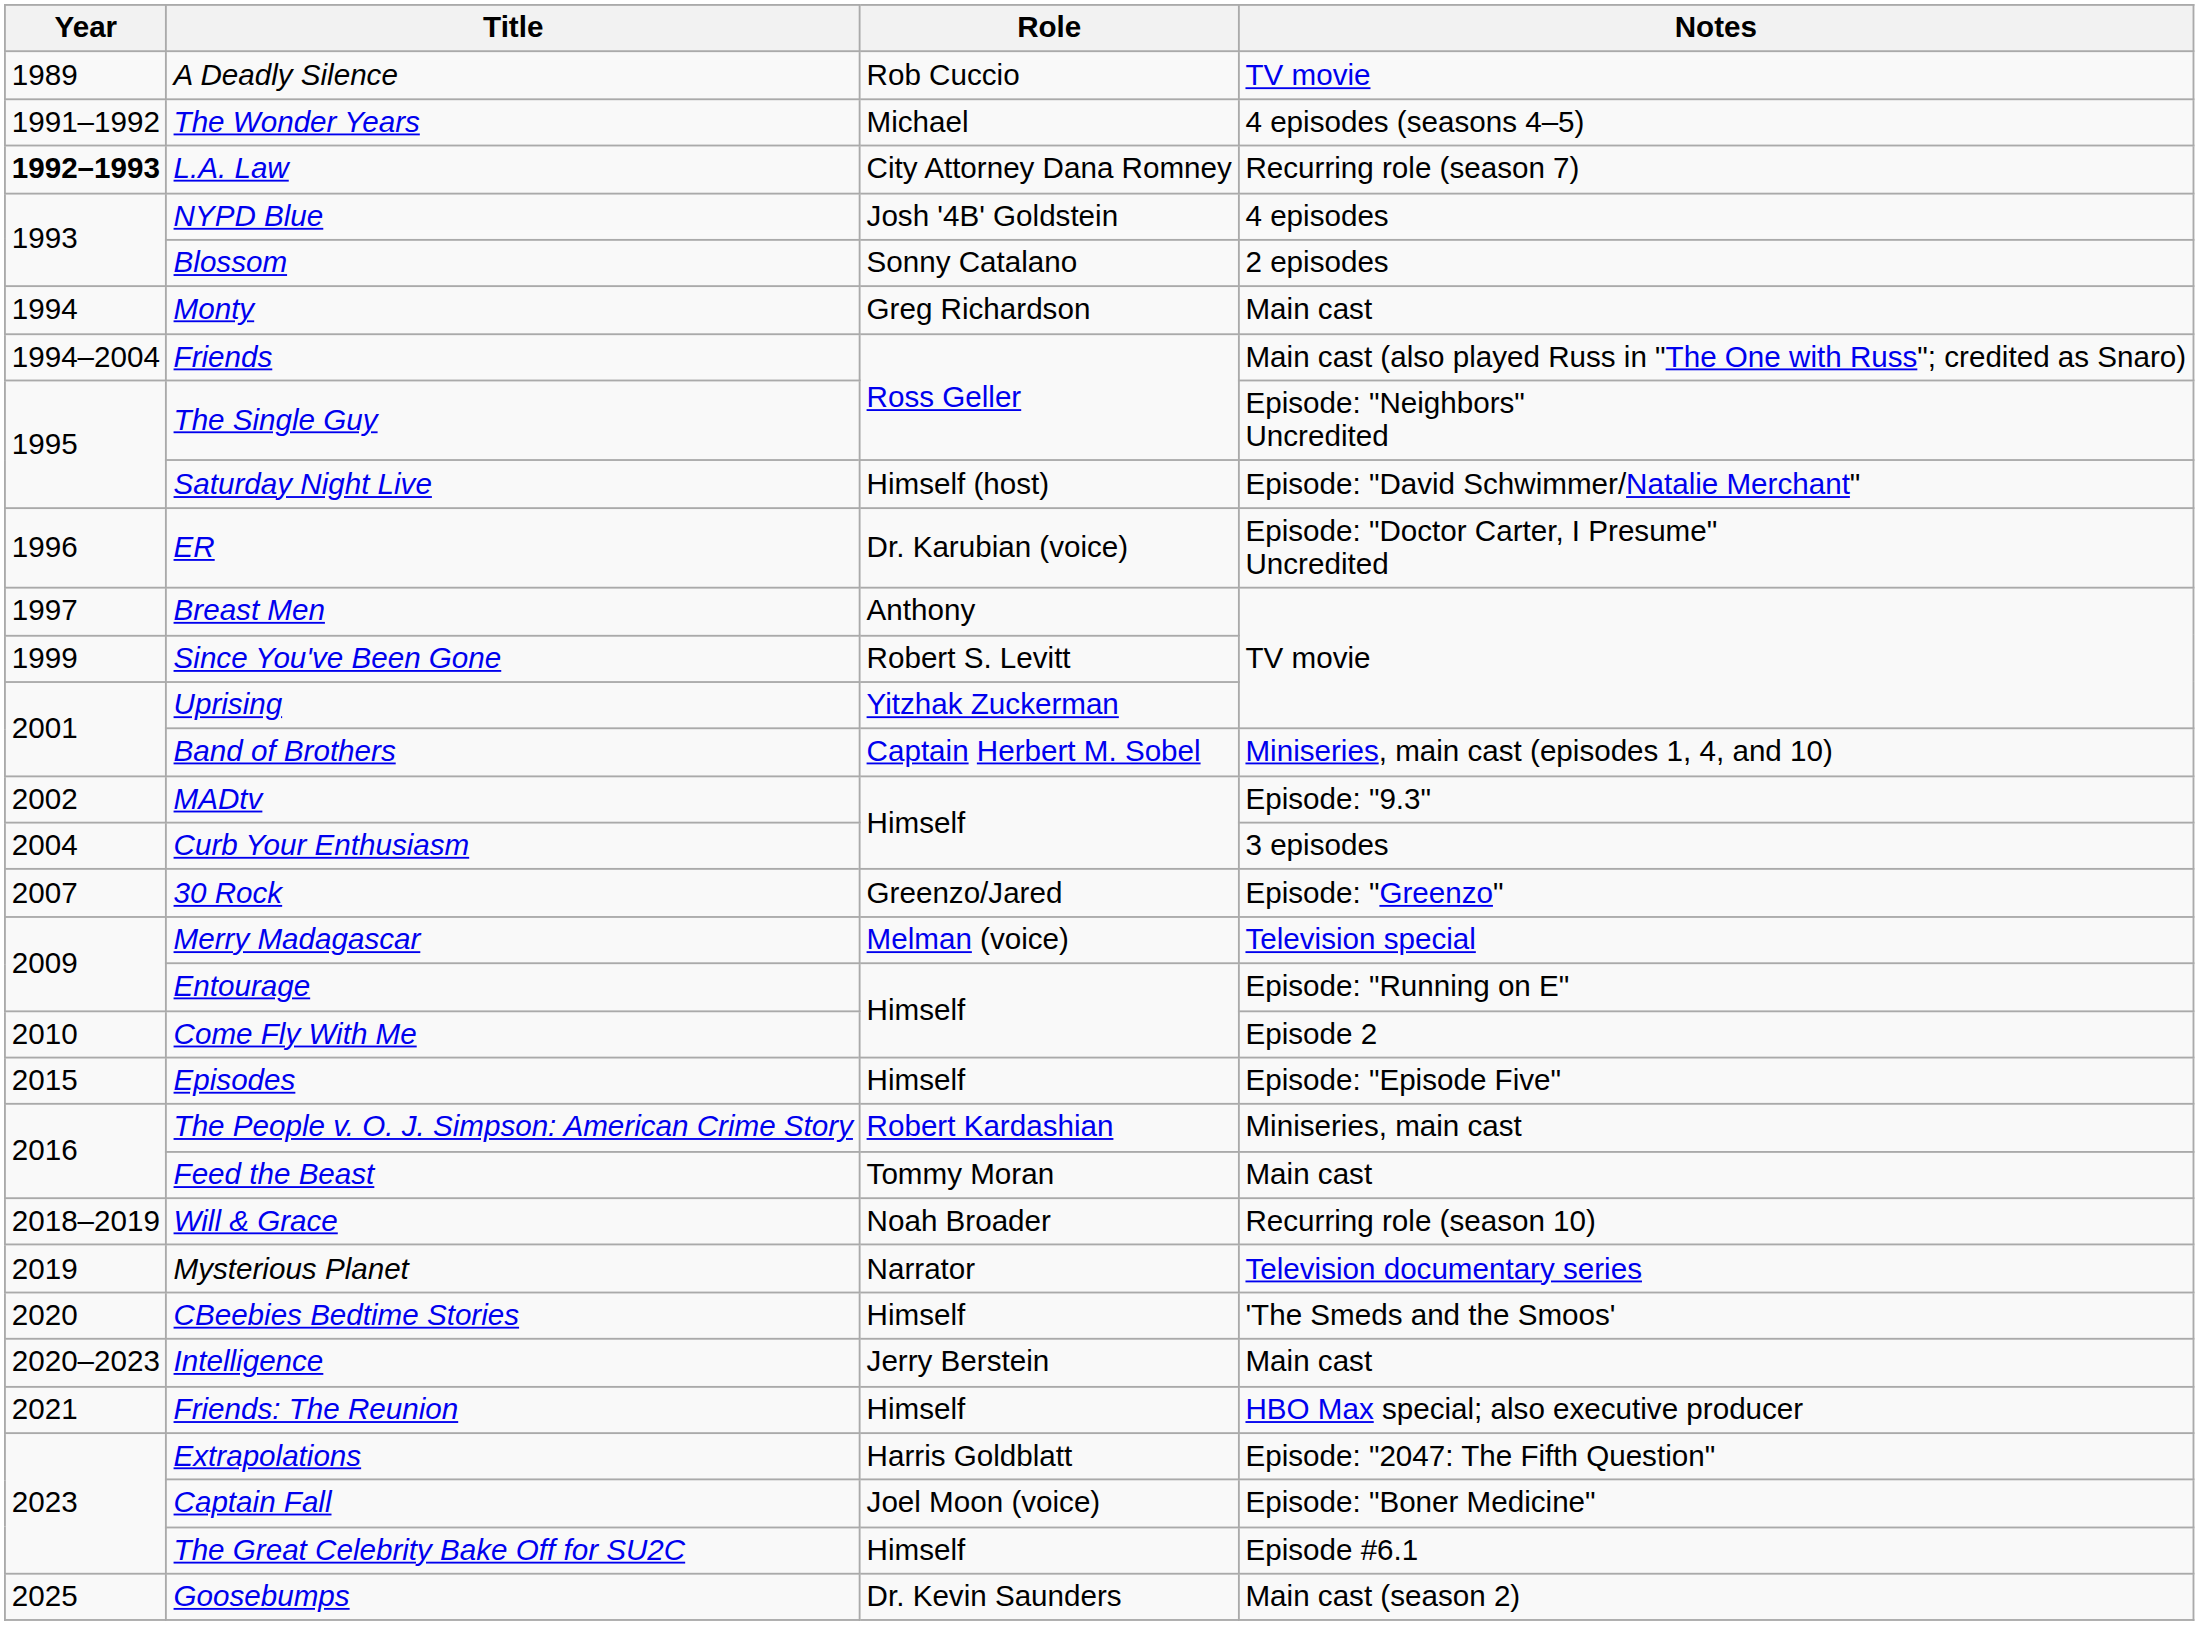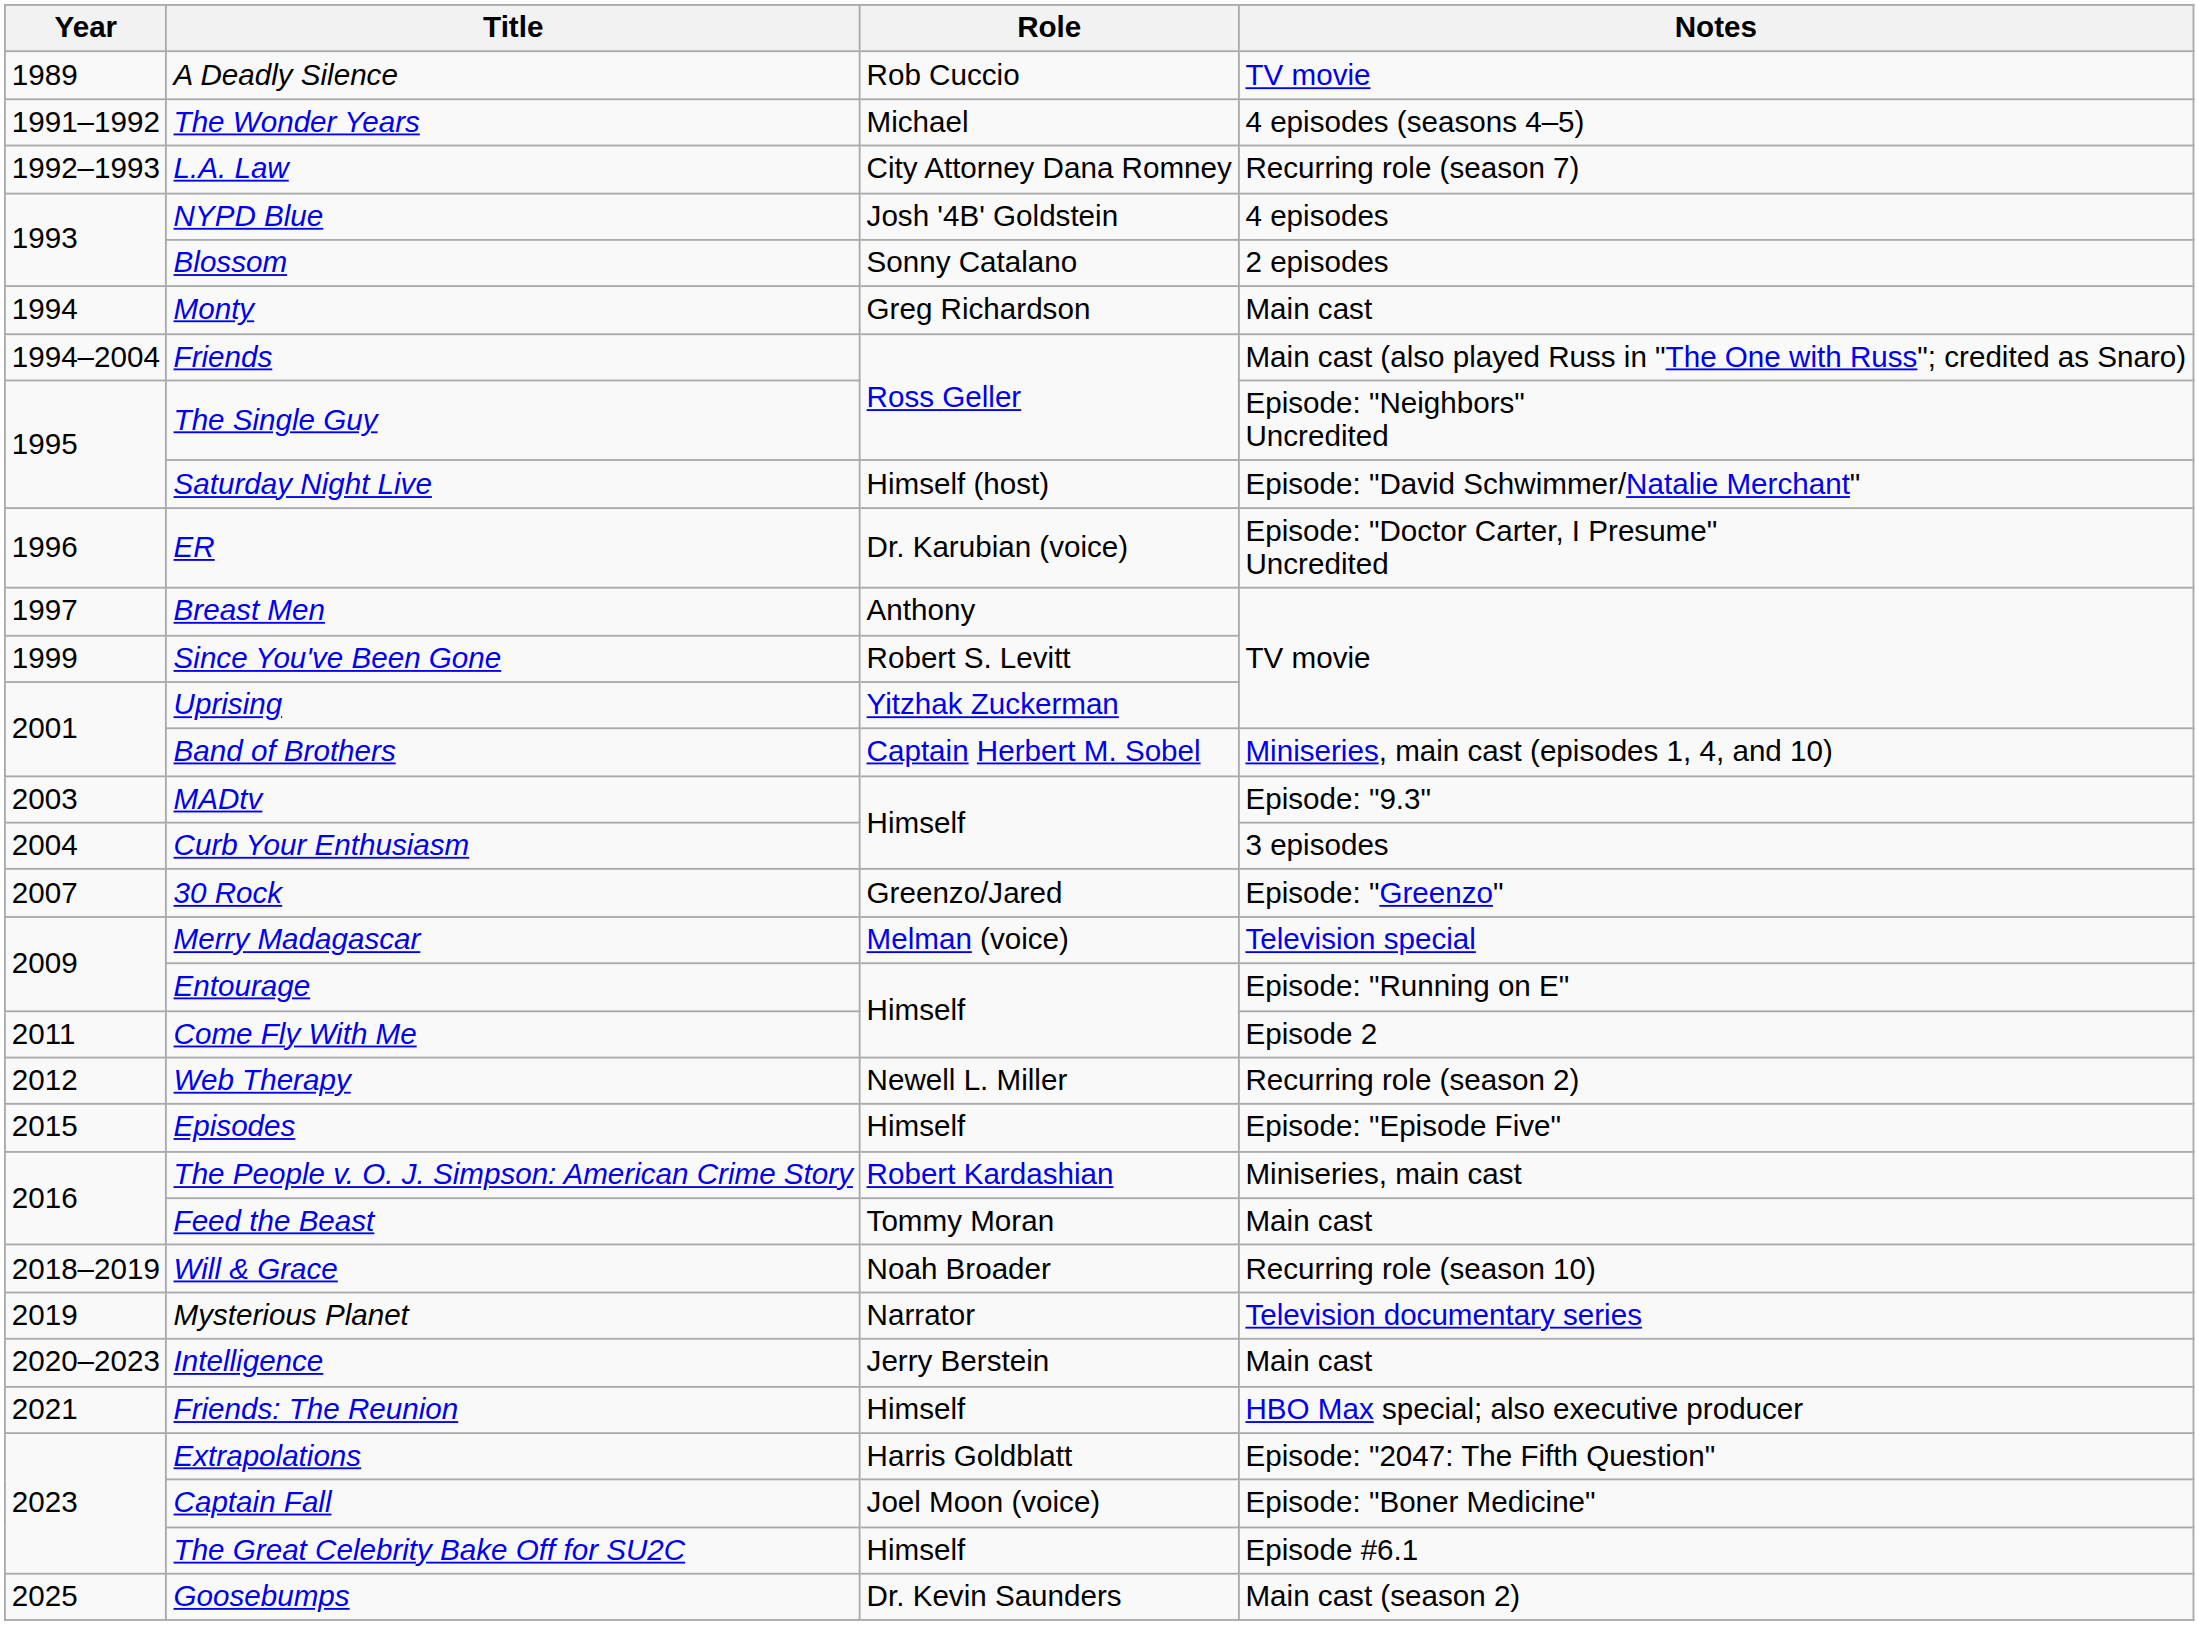(86, 168) bold -> (86, 168) normal
(45, 798) 2002 -> (45, 798) 2003
(45, 1033) 2010 -> (44, 1033) 2011
+ row: (262, 1080)
- row: (346, 1315)
